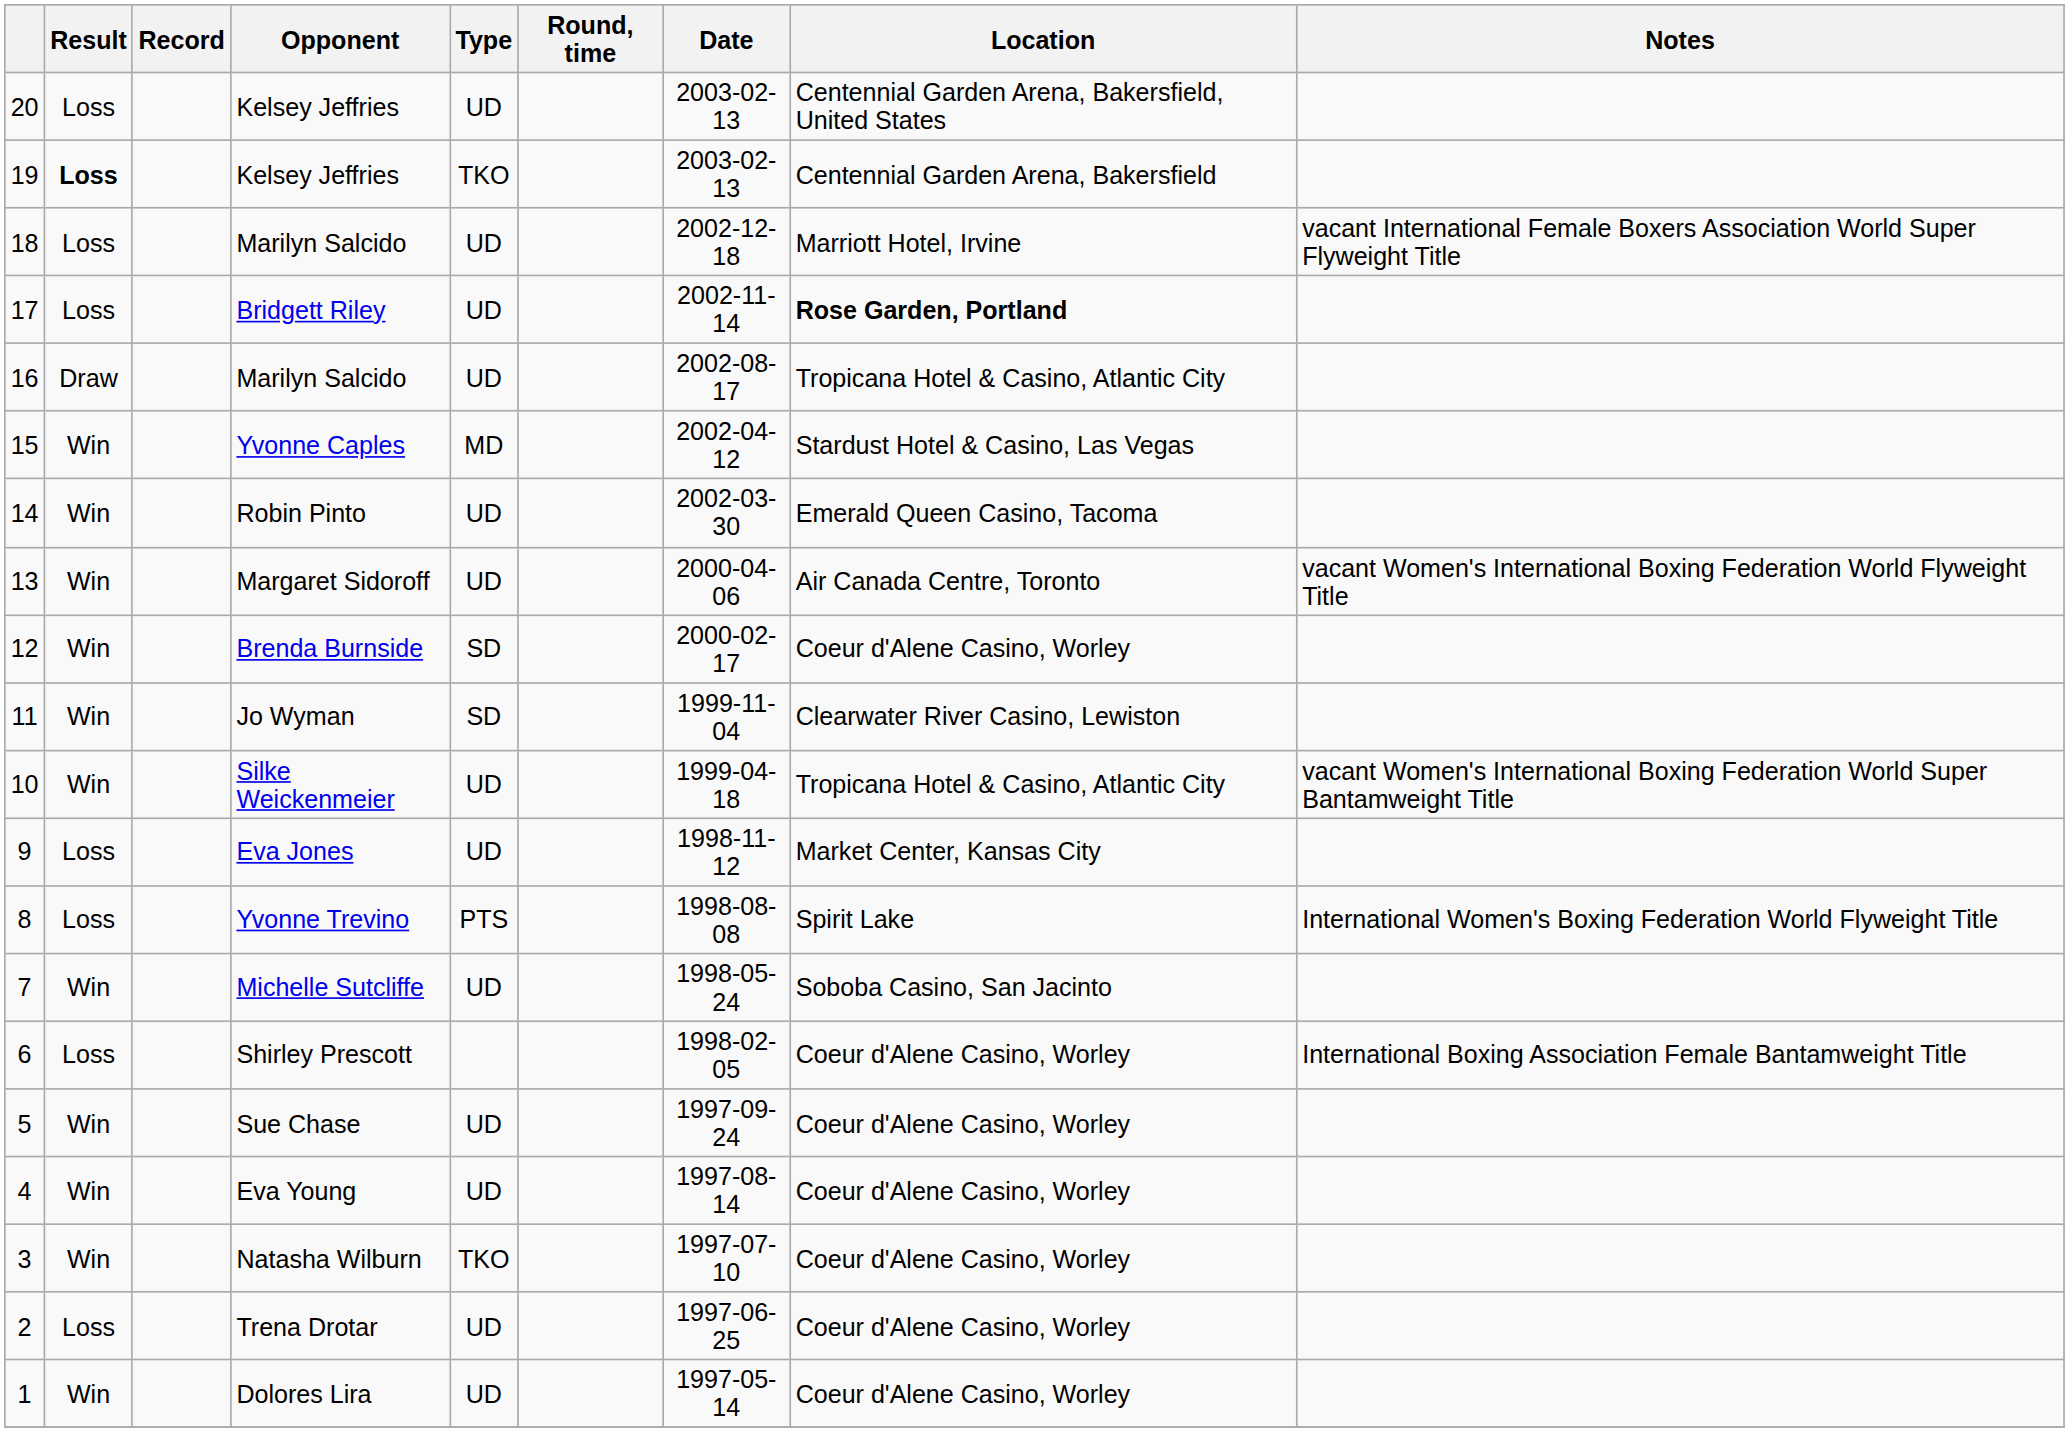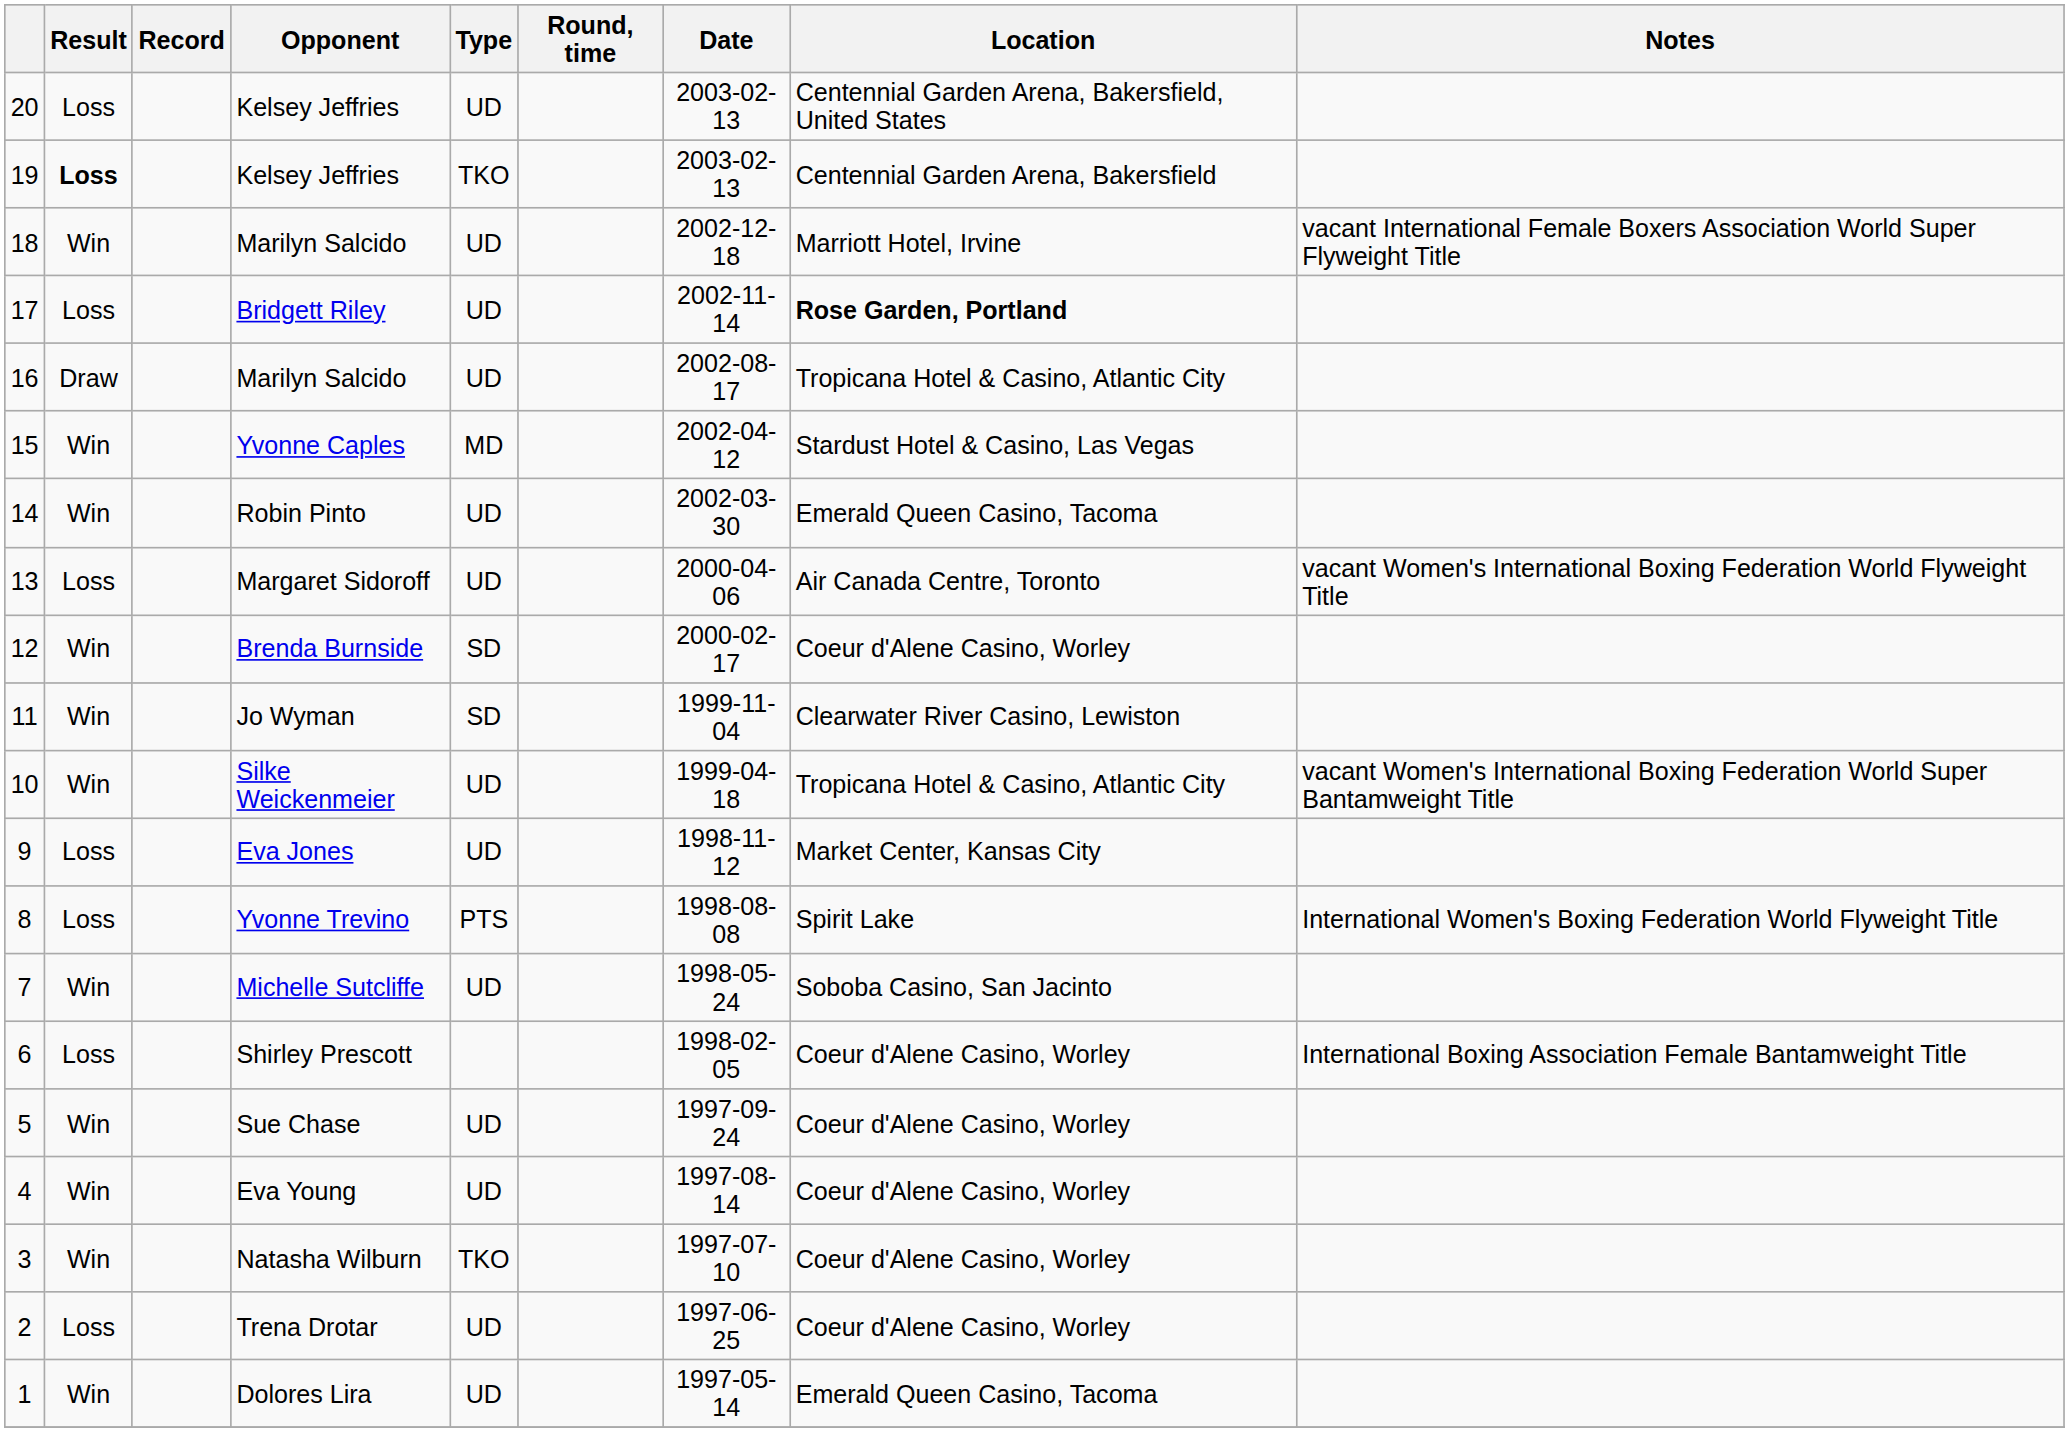(88, 242) Loss -> (88, 242) Win
(88, 581) Win -> (88, 581) Loss
(963, 1394) Coeur d'Alene Casino, Worley -> (977, 1394) Emerald Queen Casino, Tacoma
